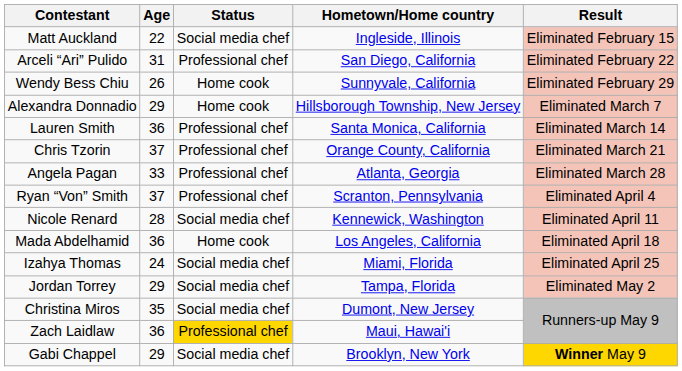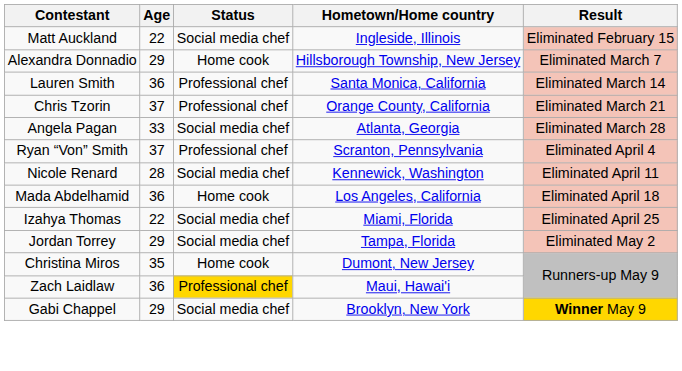- row: (72, 60)
- row: (72, 83)
(233, 173) Professional chef -> (233, 128) Social media chef
(157, 264) 24 -> (157, 219) 22
(233, 309) Social media chef -> (233, 264) Home cook
